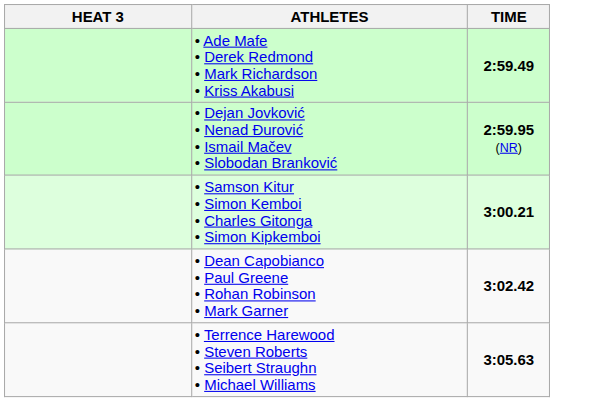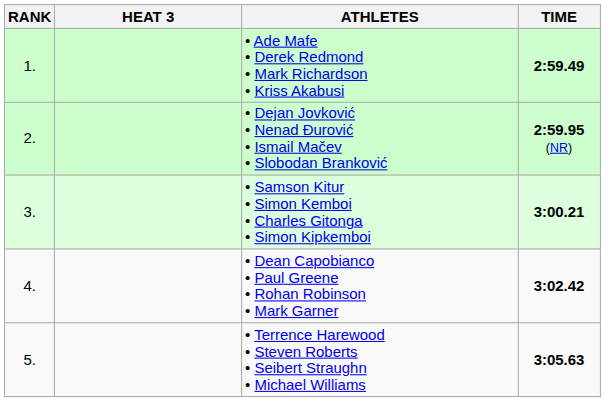+ column: (30, 17)
